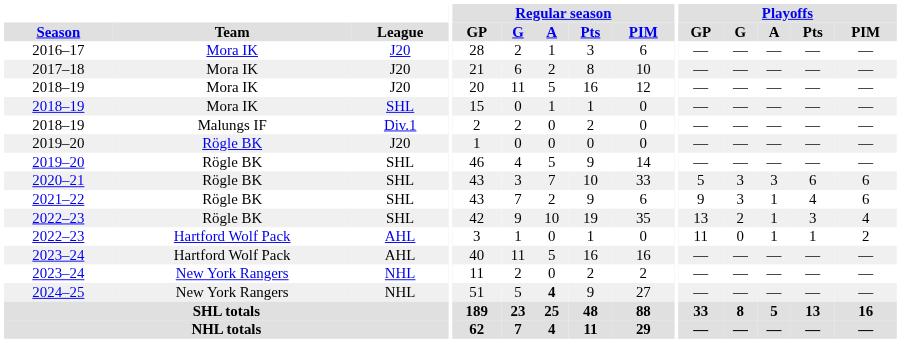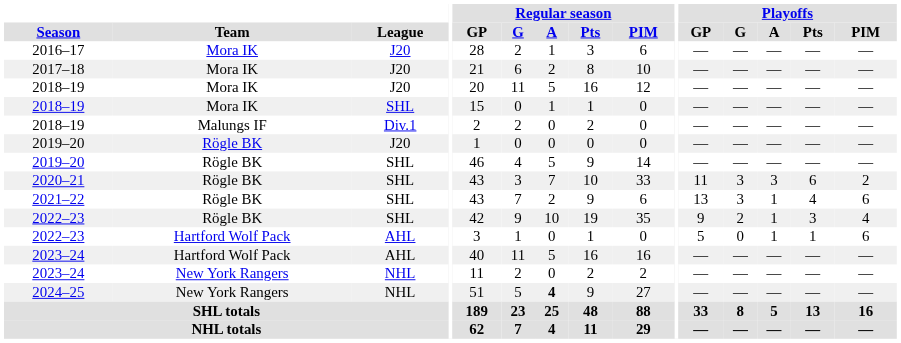(701, 180) 5 -> (701, 180) 11
(866, 180) 6 -> (866, 180) 2
(701, 199) 9 -> (701, 199) 13
(701, 217) 13 -> (701, 217) 9
(701, 236) 11 -> (701, 236) 5
(866, 236) 2 -> (866, 236) 6
